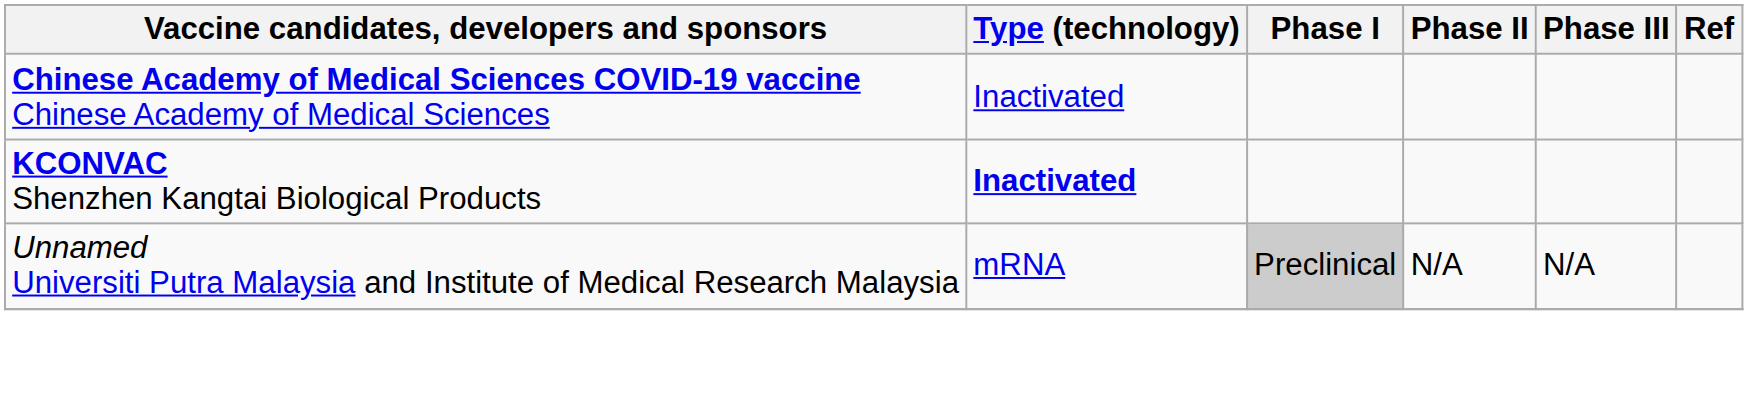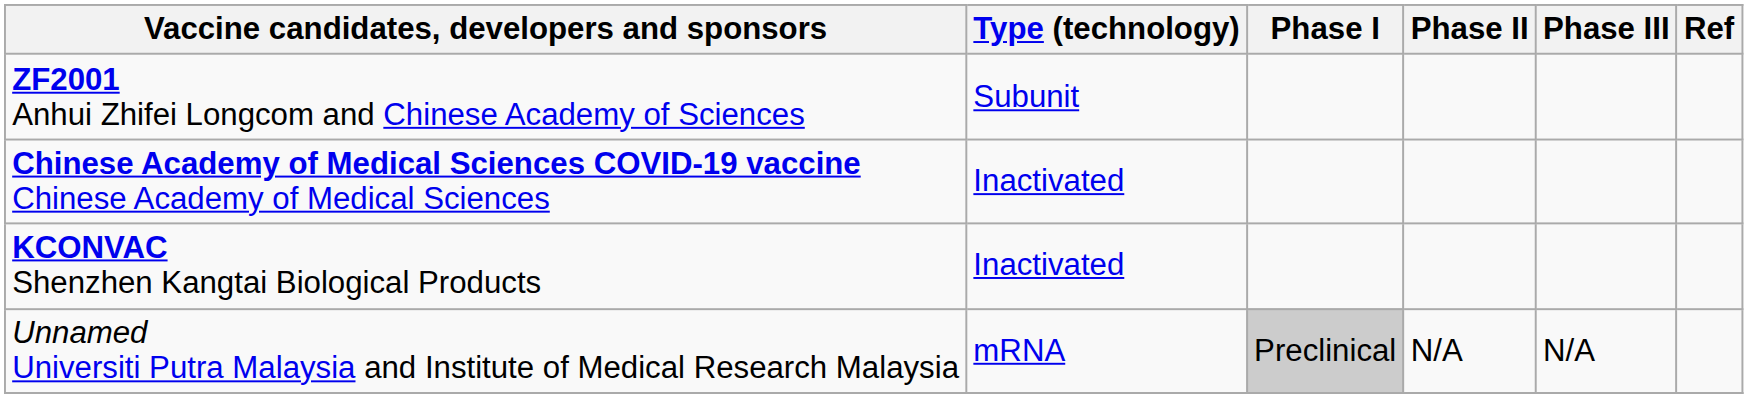+ row: (408, 96)
(1055, 180) bold -> (1049, 265) normal
